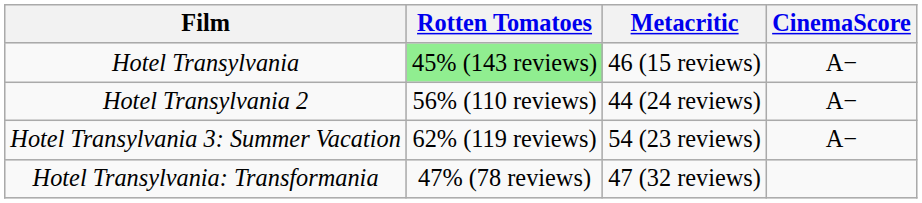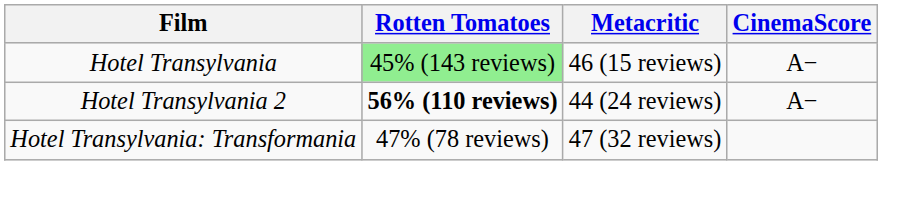(505, 100) normal -> (463, 100) bold
- row: (206, 139)
